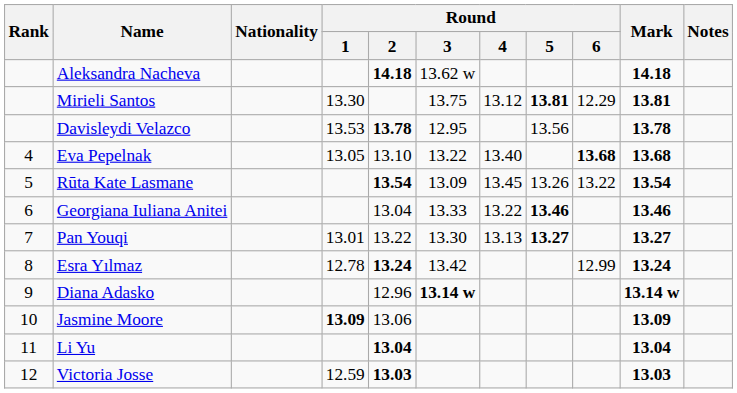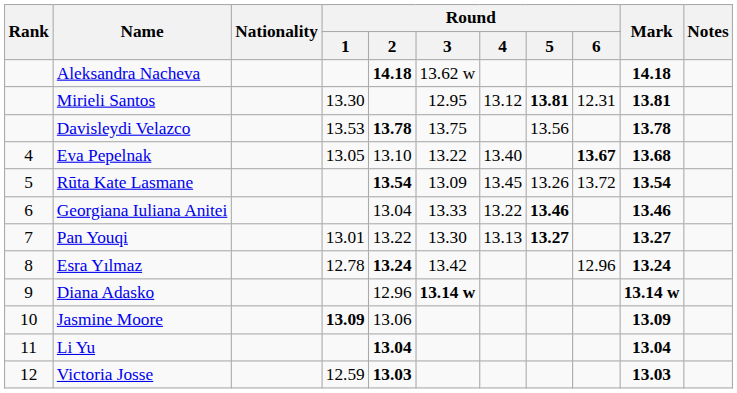(447, 100) 13.75 -> (447, 100) 12.95
(596, 100) 12.29 -> (596, 100) 12.31
(447, 127) 12.95 -> (447, 127) 13.75
(596, 155) 13.68 -> (596, 155) 13.67
(596, 182) 13.22 -> (596, 182) 13.72
(596, 264) 12.99 -> (596, 264) 12.96
